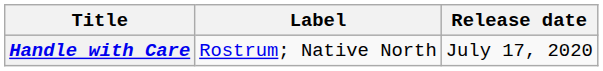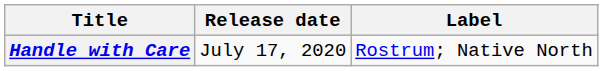columns swapped: (519, 20) <-> (318, 20)
